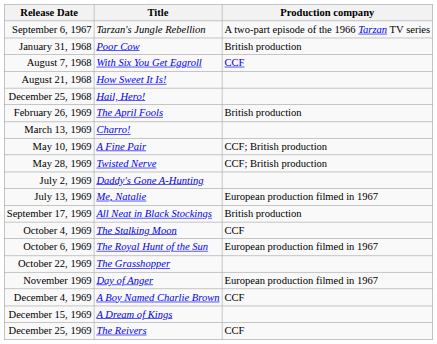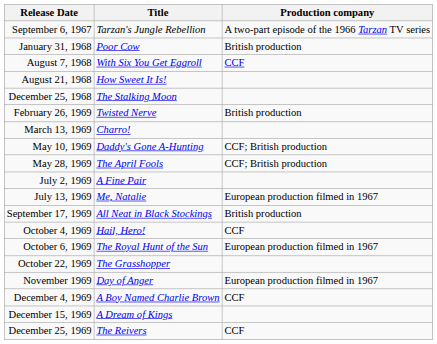(121, 96) Hail, Hero! -> (137, 96) The Stalking Moon
(130, 113) The April Fools -> (126, 113) Twisted Nerve
(121, 146) A Fine Pair -> (150, 146) Daddy's Gone A-Hunting
(126, 163) Twisted Nerve -> (130, 163) The April Fools
(150, 180) Daddy's Gone A-Hunting -> (121, 180) A Fine Pair
(137, 230) The Stalking Moon -> (121, 230) Hail, Hero!
